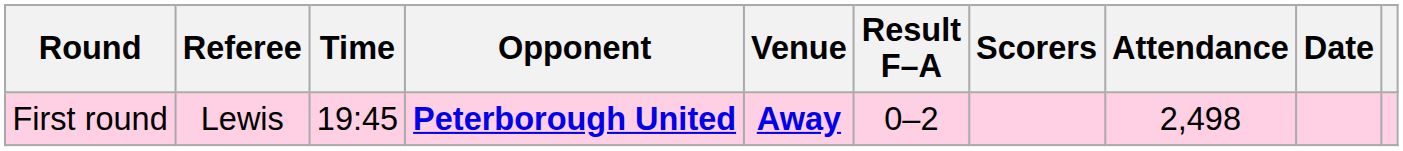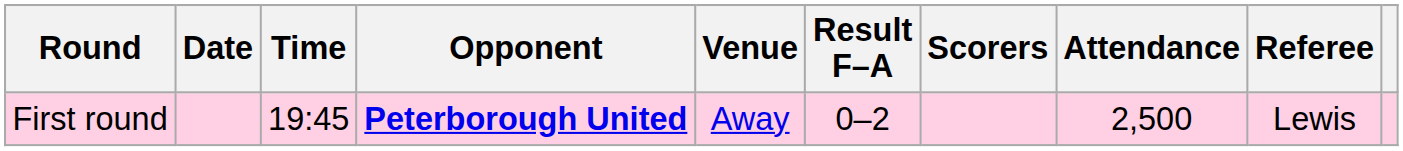columns swapped: (1339, 48) <-> (242, 48)
(799, 118) bold -> (750, 118) normal
(1200, 118) 2,498 -> (1152, 118) 2,500
